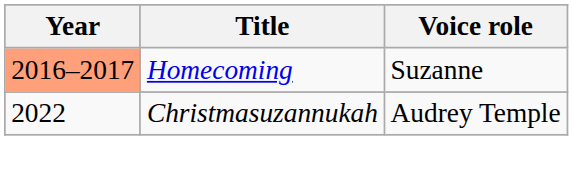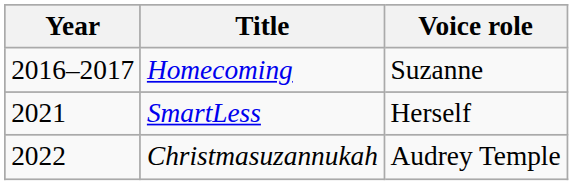(73, 69) lightsalmon background -> (73, 69) no background
+ row: (204, 112)
